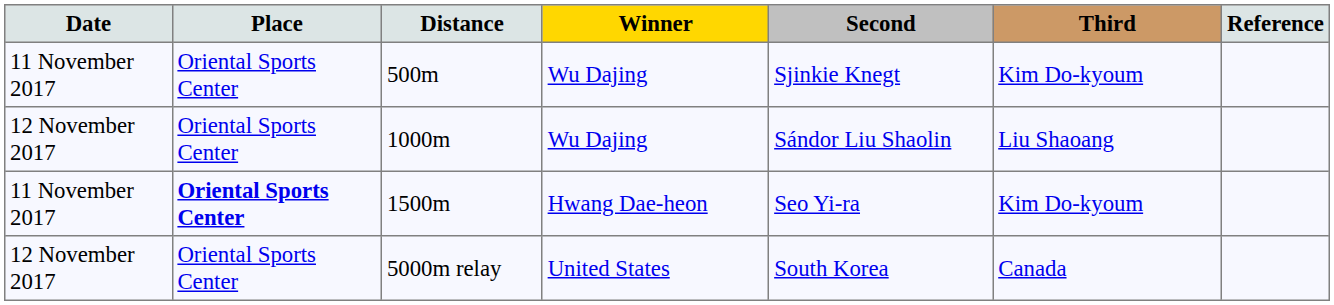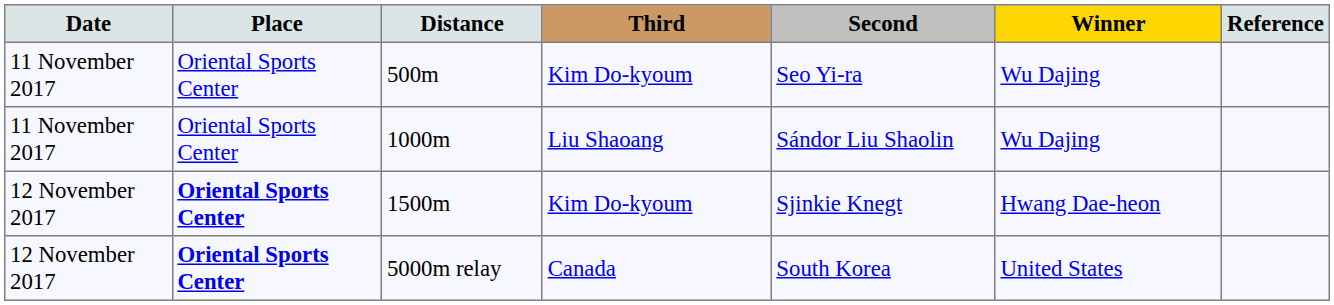columns swapped: (656, 23) <-> (1107, 23)
(837, 74) Sjinkie Knegt -> (819, 74) Seo Yi-ra
(72, 138) 12 November 2017 -> (72, 138) 11 November 2017
(72, 203) 11 November 2017 -> (72, 203) 12 November 2017
(817, 203) Seo Yi-ra -> (839, 203) Sjinkie Knegt
(247, 267) normal -> (253, 267) bold
